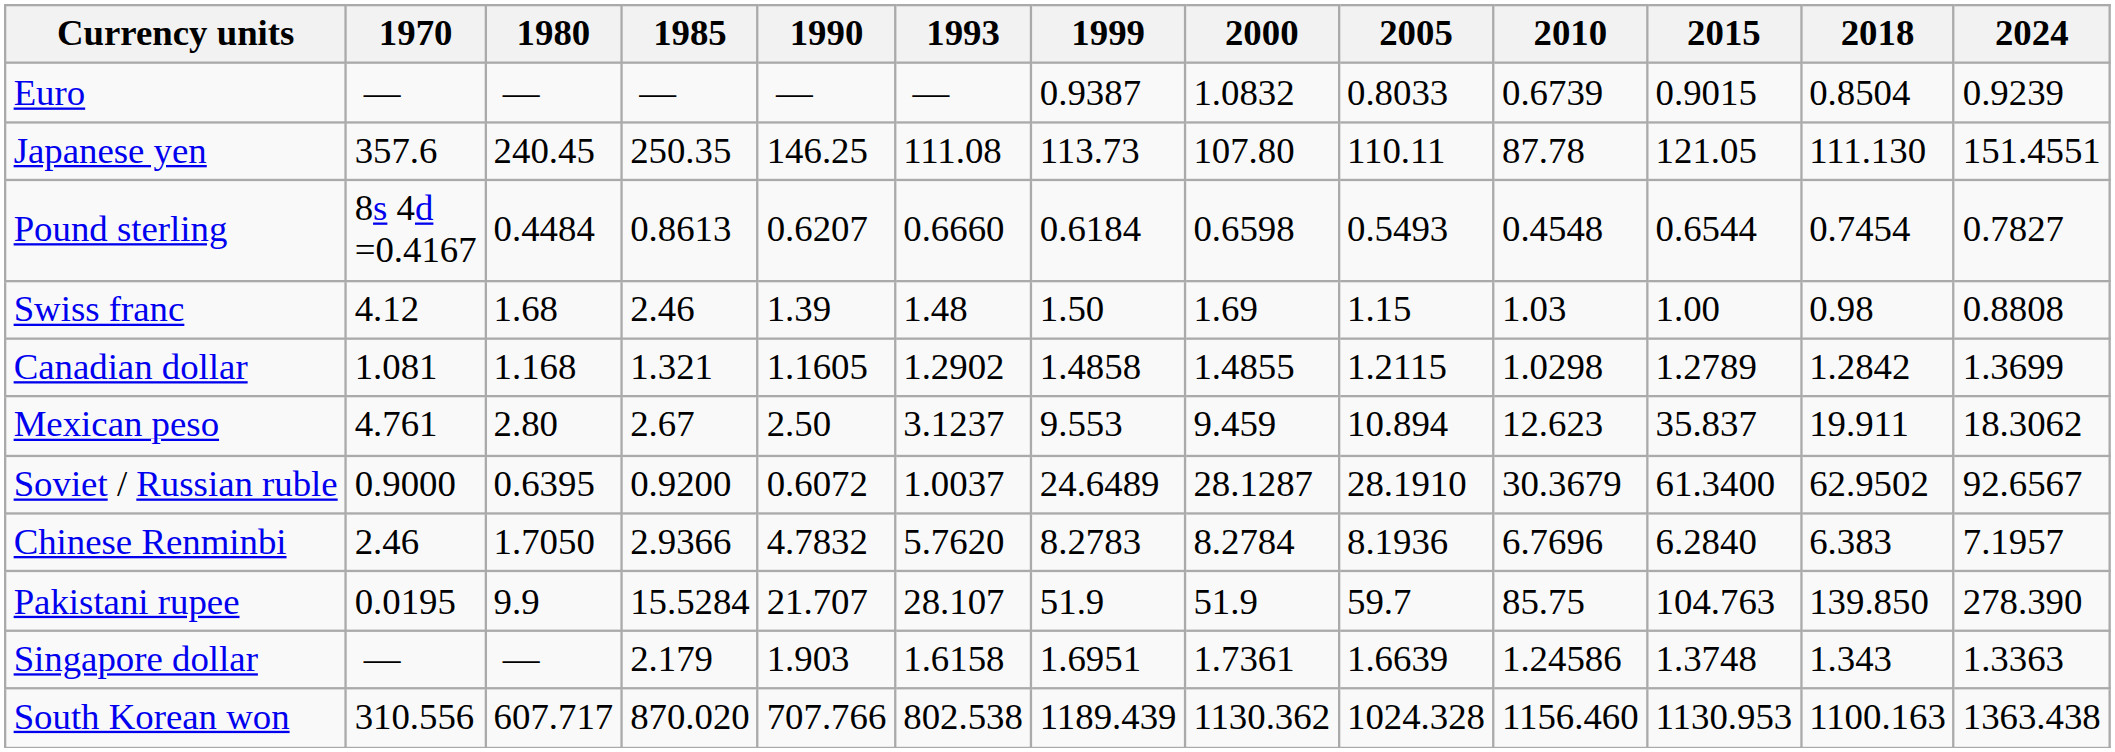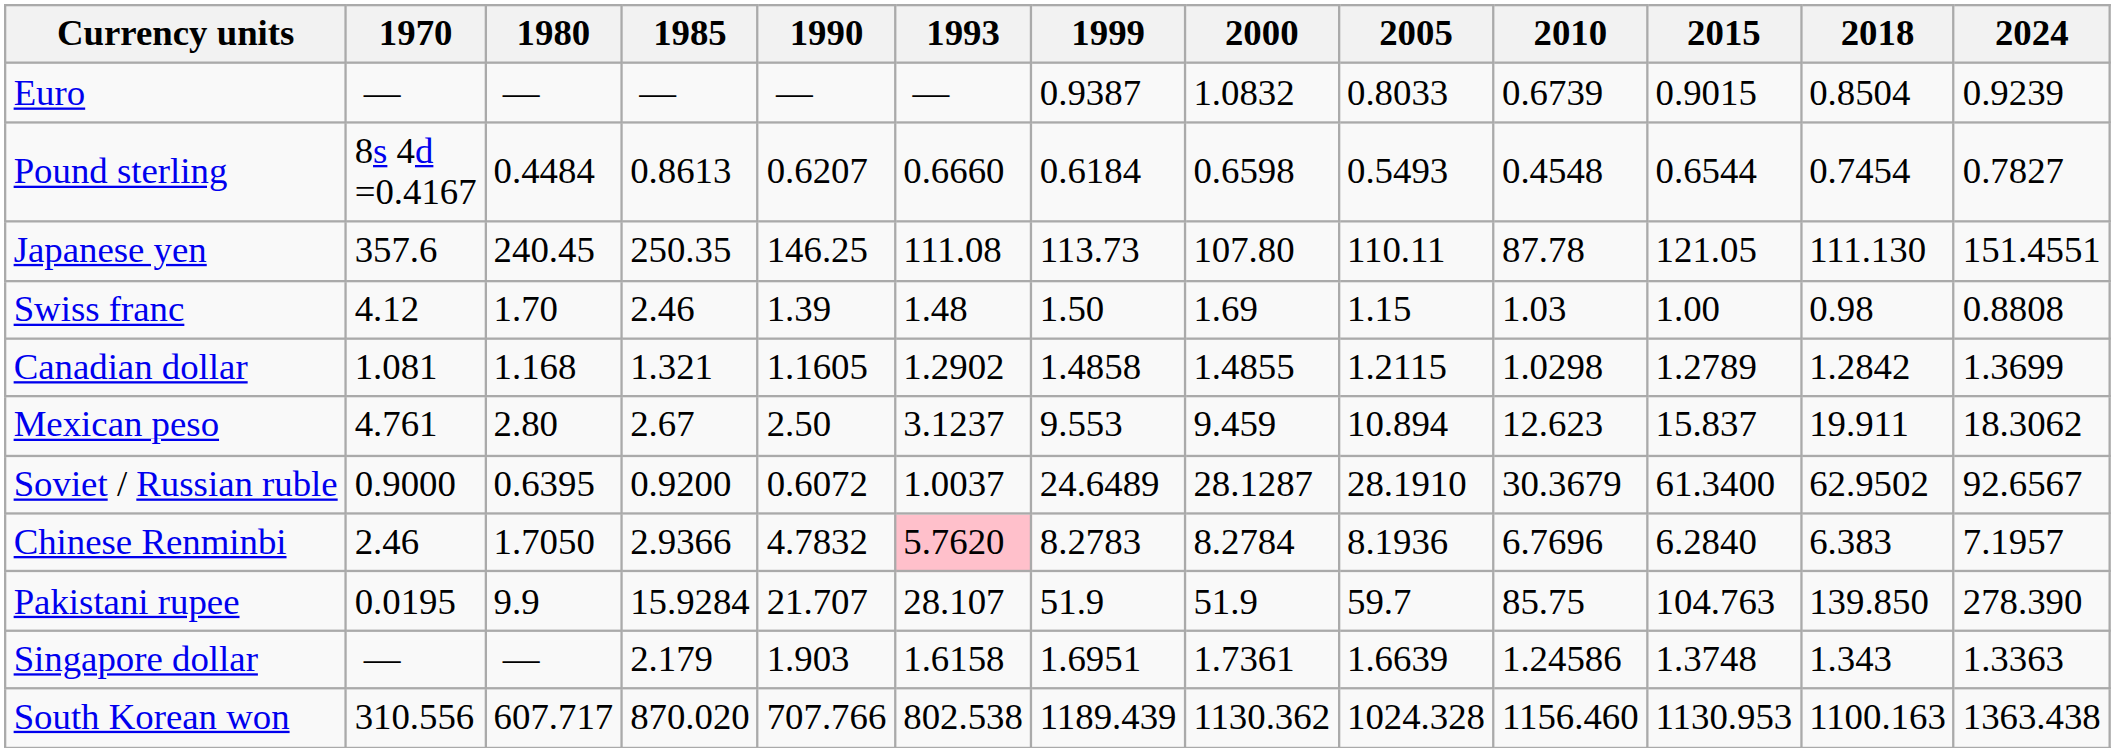rows swapped: (110, 150) <-> (120, 229)
(526, 308) 1.68 -> (526, 308) 1.70
(1706, 425) 35.837 -> (1706, 425) 15.837
(954, 541) no background -> (954, 541) pink background
(690, 600) 15.5284 -> (690, 600) 15.9284
